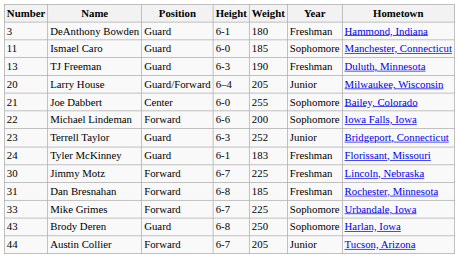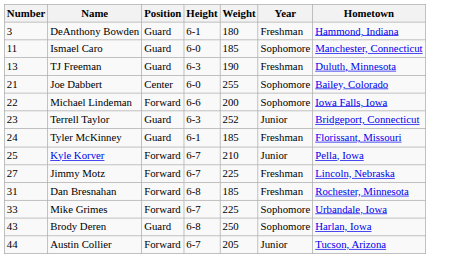- row: (77, 84)
(260, 155) 183 -> (231, 138) 185
+ row: (77, 155)
(12, 173) 30 -> (12, 173) 27
